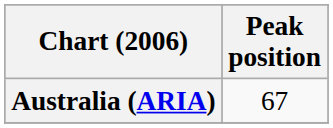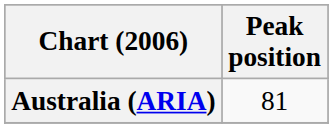(275, 100) 67 -> (275, 100) 81
